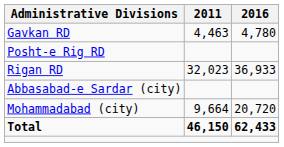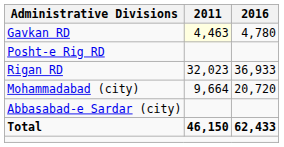(211, 33) no background -> (211, 33) lightyellow background
rows swapped: (94, 89) <-> (73, 108)
